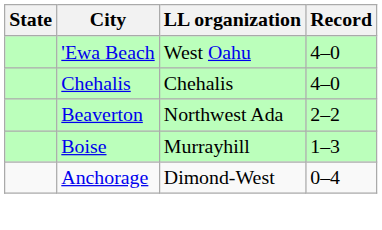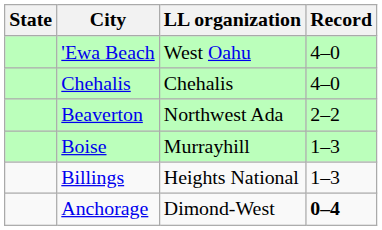+ row: (93, 177)
(325, 177) normal -> (325, 209) bold
